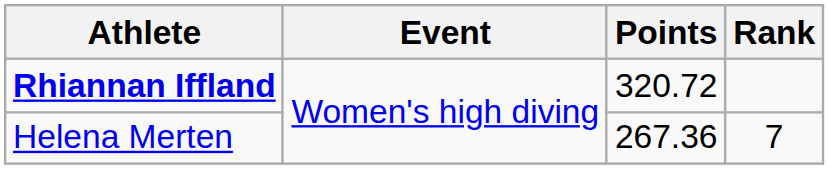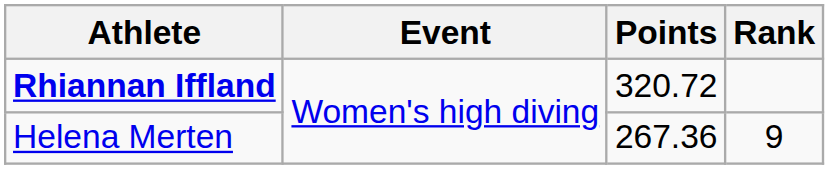(774, 138) 7 -> (774, 138) 9
